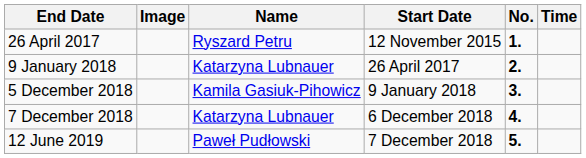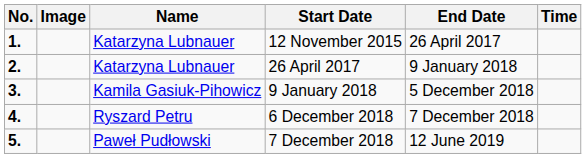columns swapped: (521, 16) <-> (70, 16)
(242, 41) Ryszard Petru -> (164, 41) Katarzyna Lubnauer
(263, 116) Katarzyna Lubnauer -> (143, 116) Ryszard Petru
